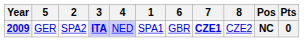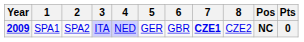columns swapped: (151, 12) <-> (45, 12)
(99, 28) bold -> (102, 28) normal
